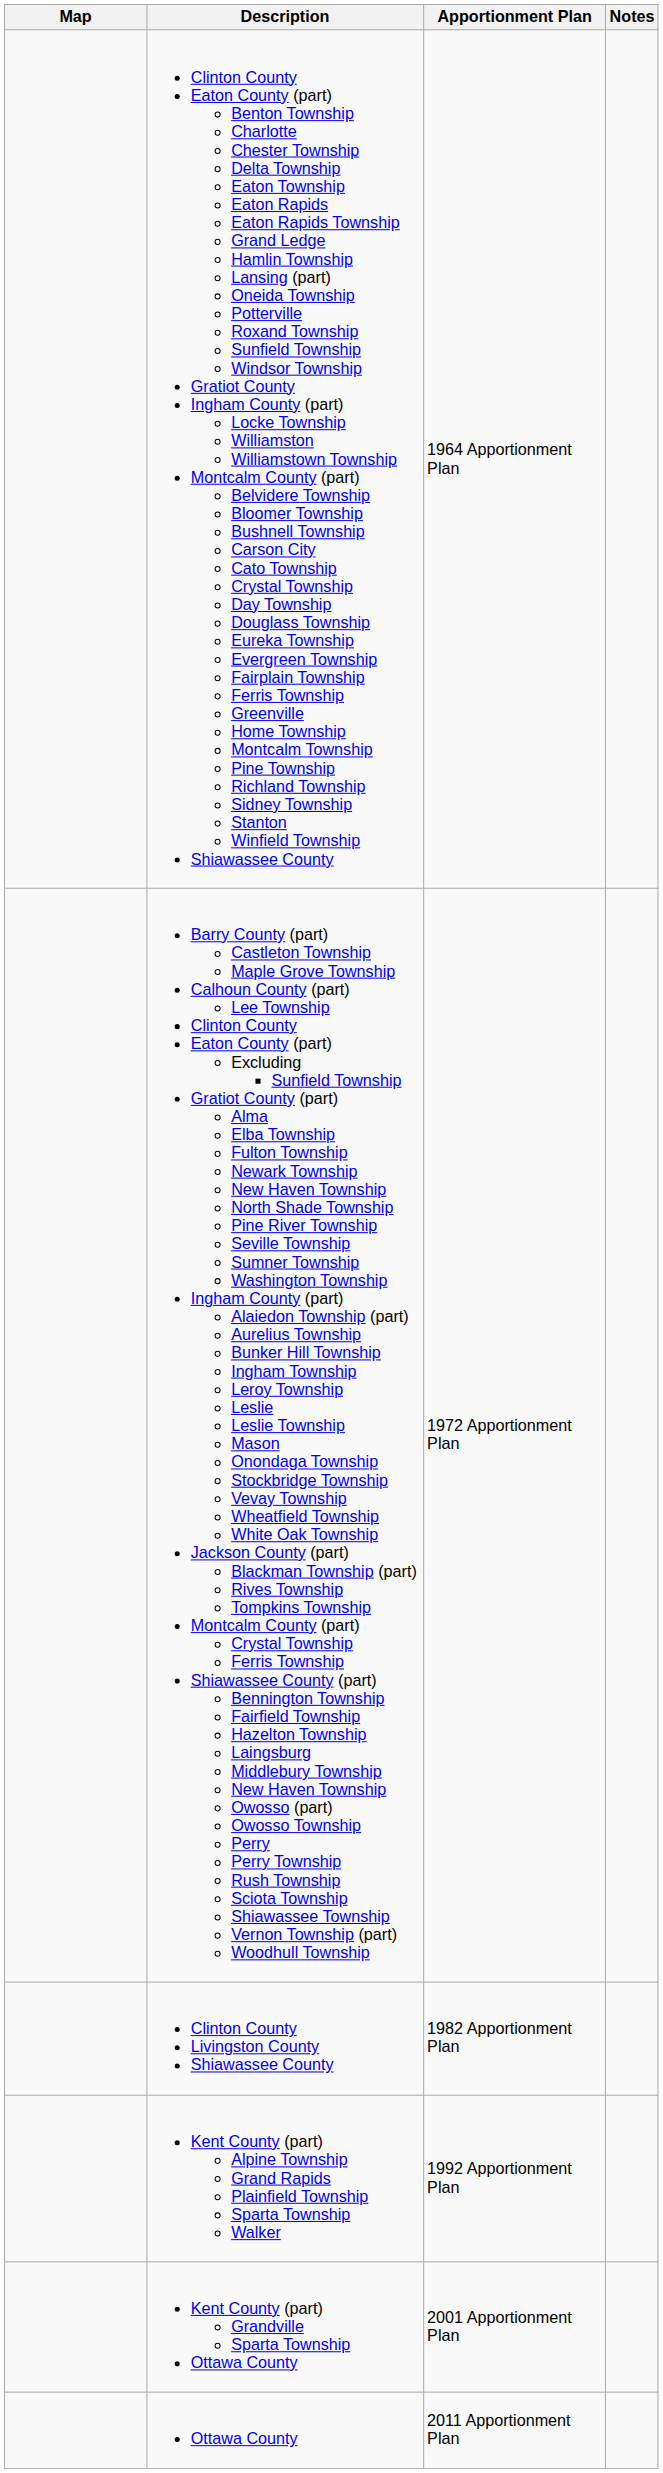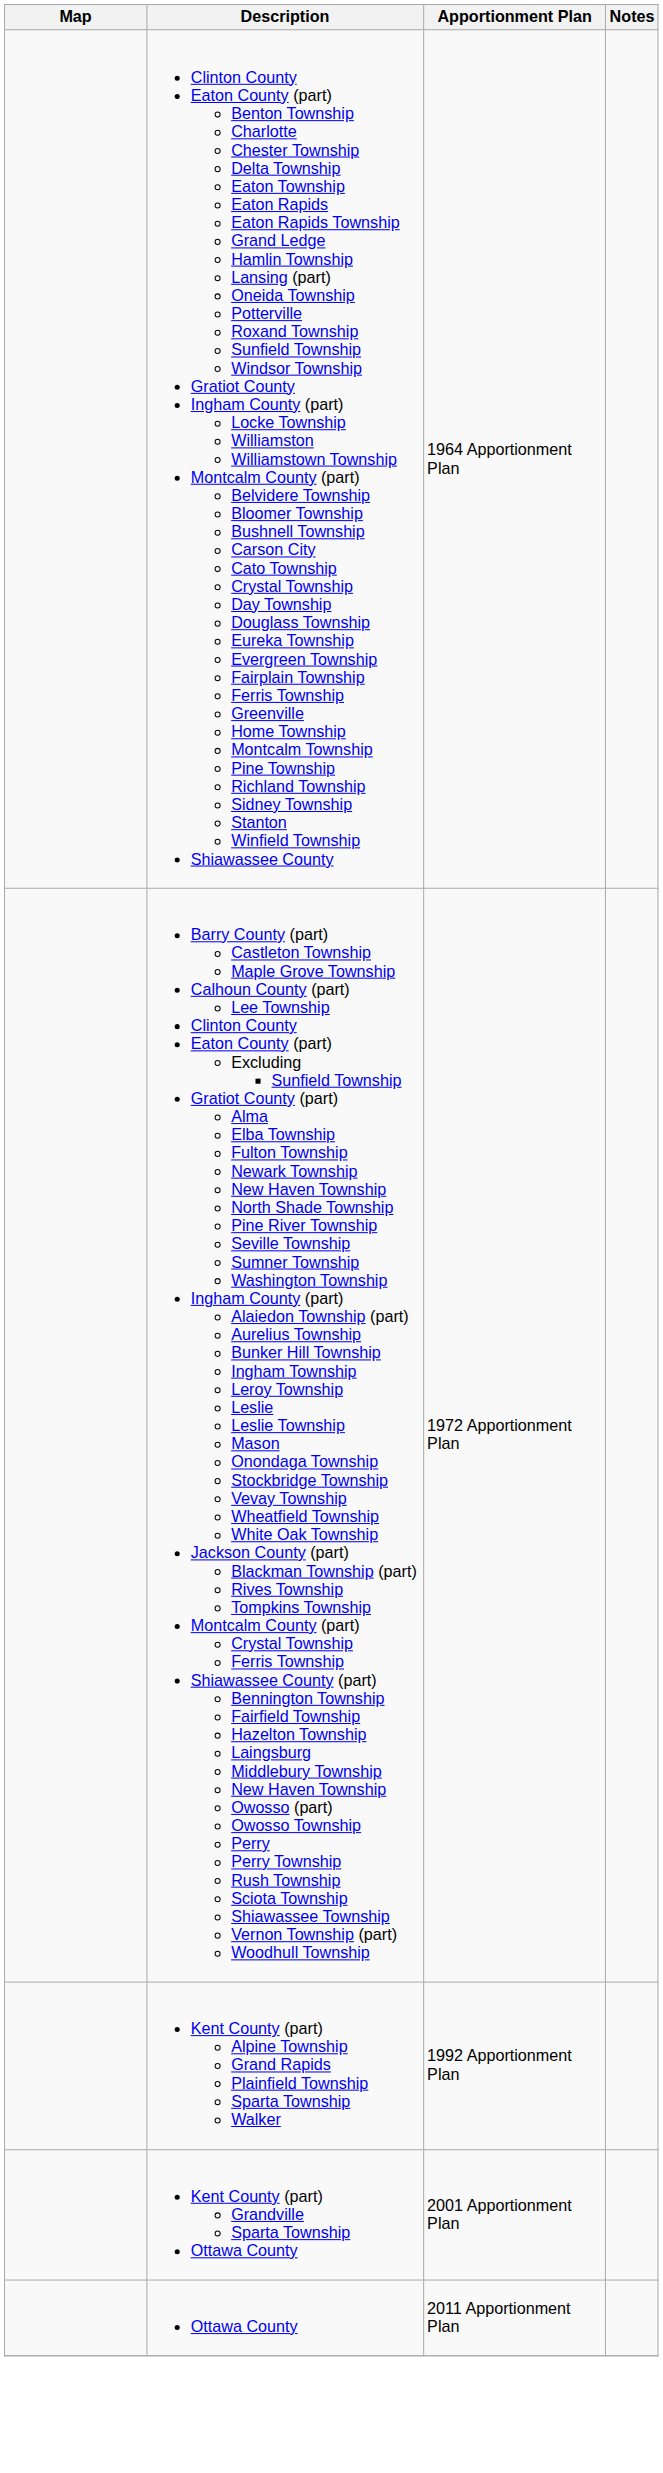- row: (285, 2048)
